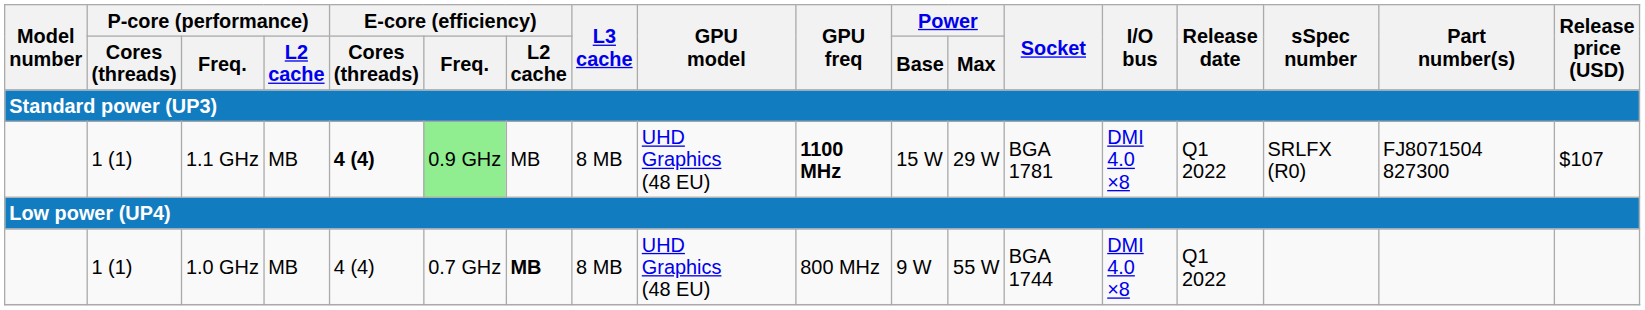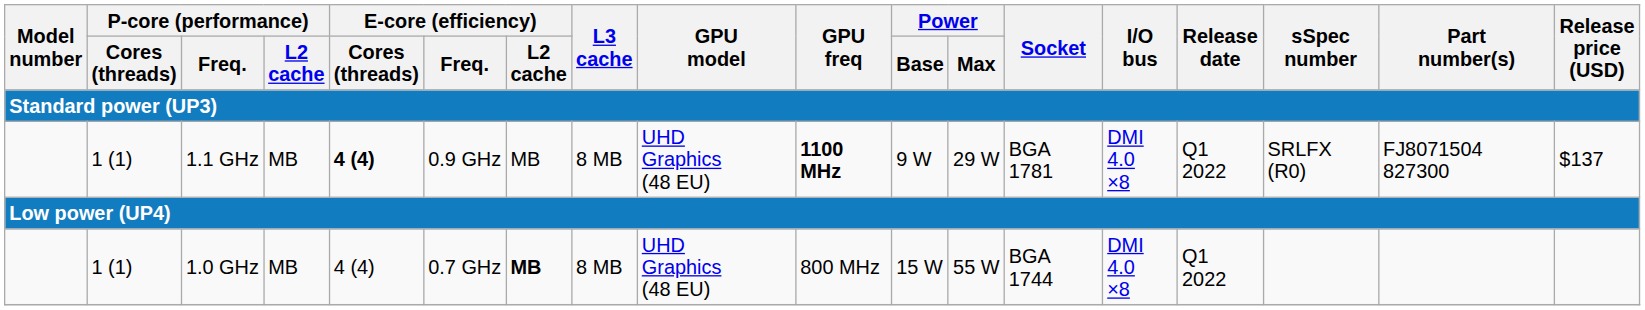(465, 160) lightgreen background -> (465, 160) no background
(919, 160) 15 W -> (914, 160) 9 W
(1581, 160) $107 -> (1581, 160) $137
(914, 267) 9 W -> (919, 267) 15 W
